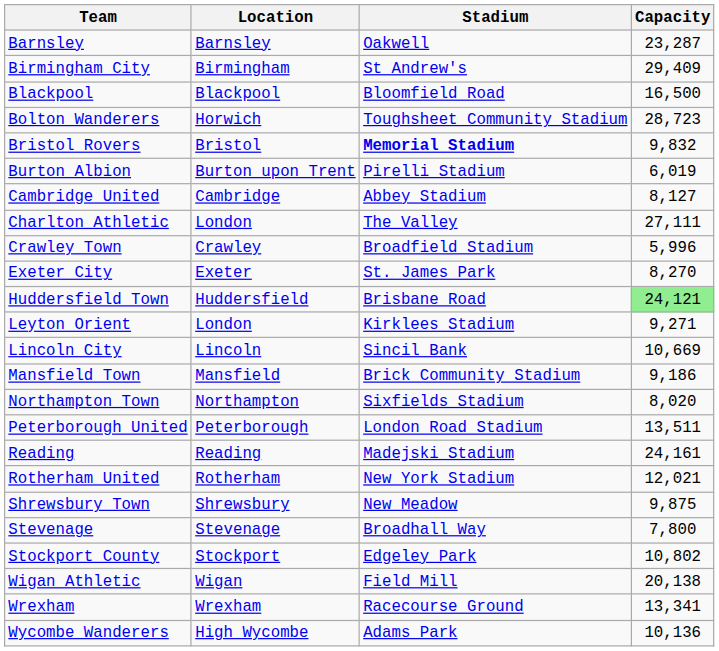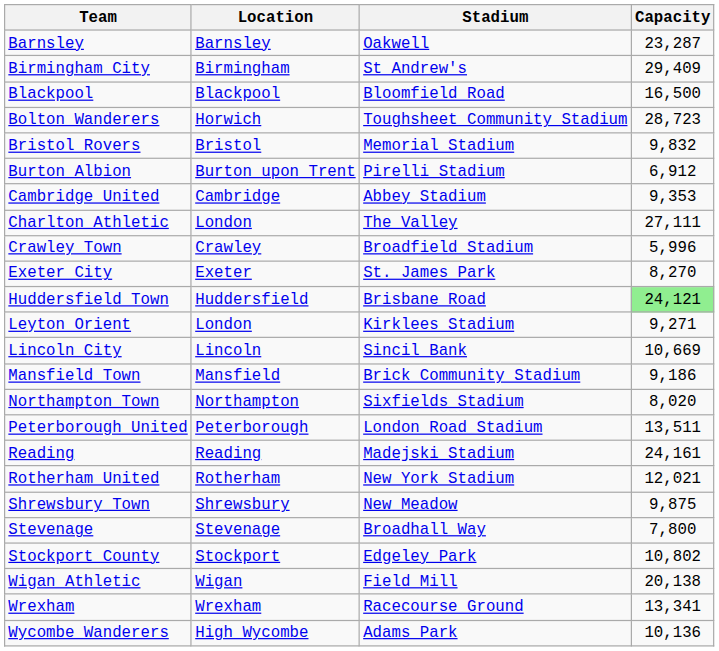(439, 146) bold -> (439, 146) normal
(673, 171) 6,019 -> (673, 171) 6,912
(673, 197) 8,127 -> (673, 197) 9,353
